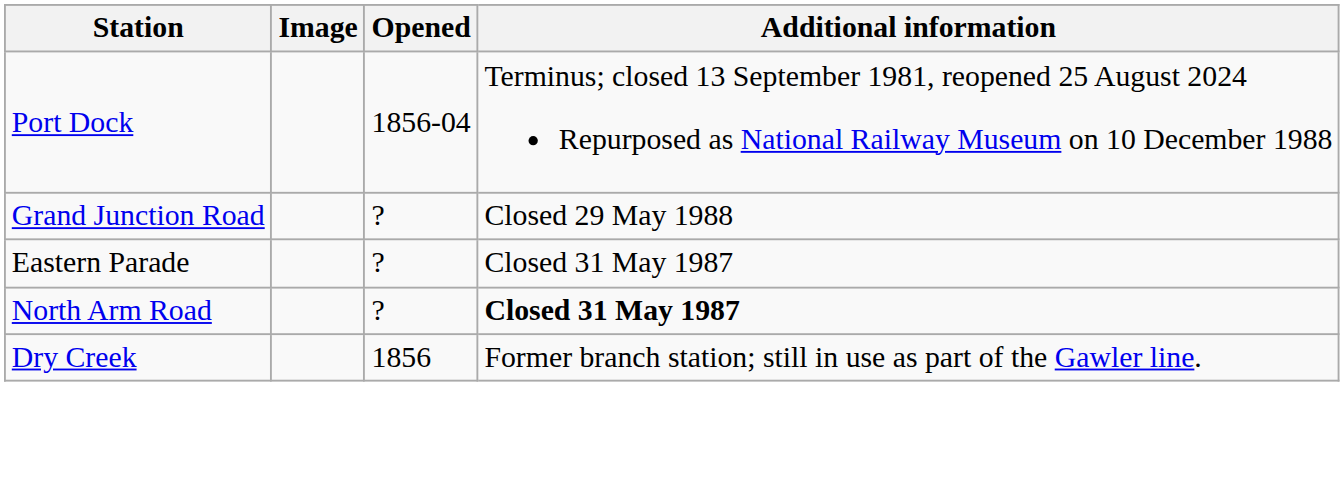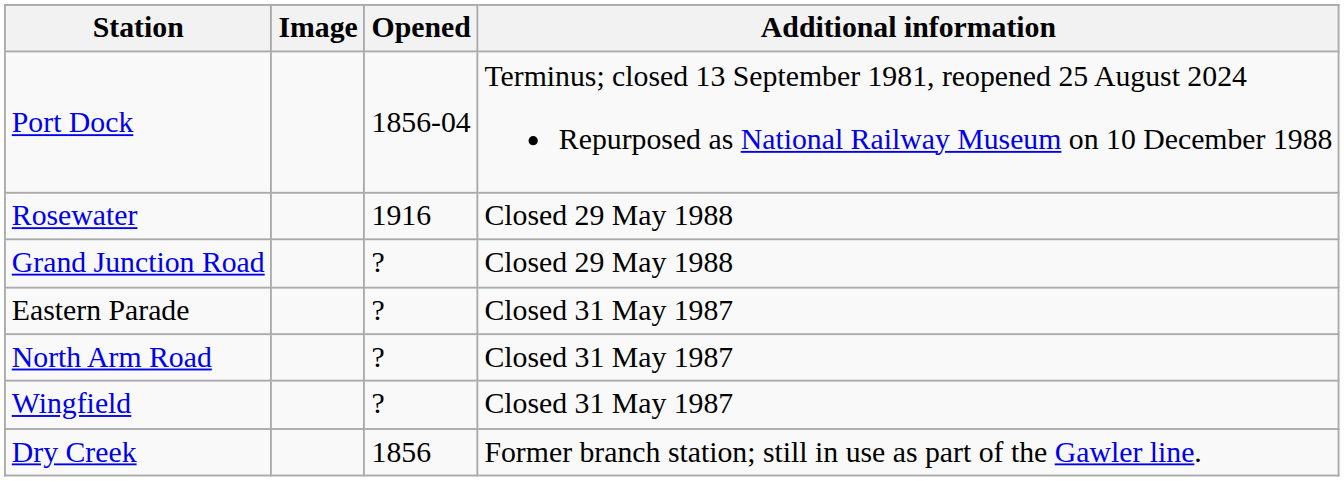+ row: (75, 215)
(612, 309) bold -> (609, 357) normal
+ row: (72, 404)
